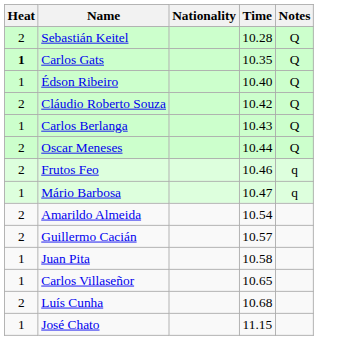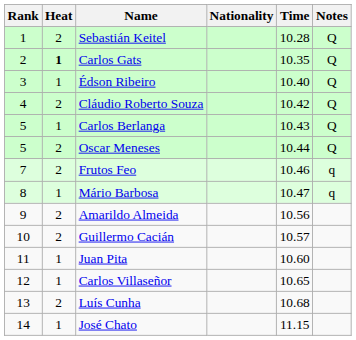+ column: (23, 15)
(257, 214) 10.54 -> (295, 214) 10.56
(257, 258) 10.58 -> (295, 258) 10.60
